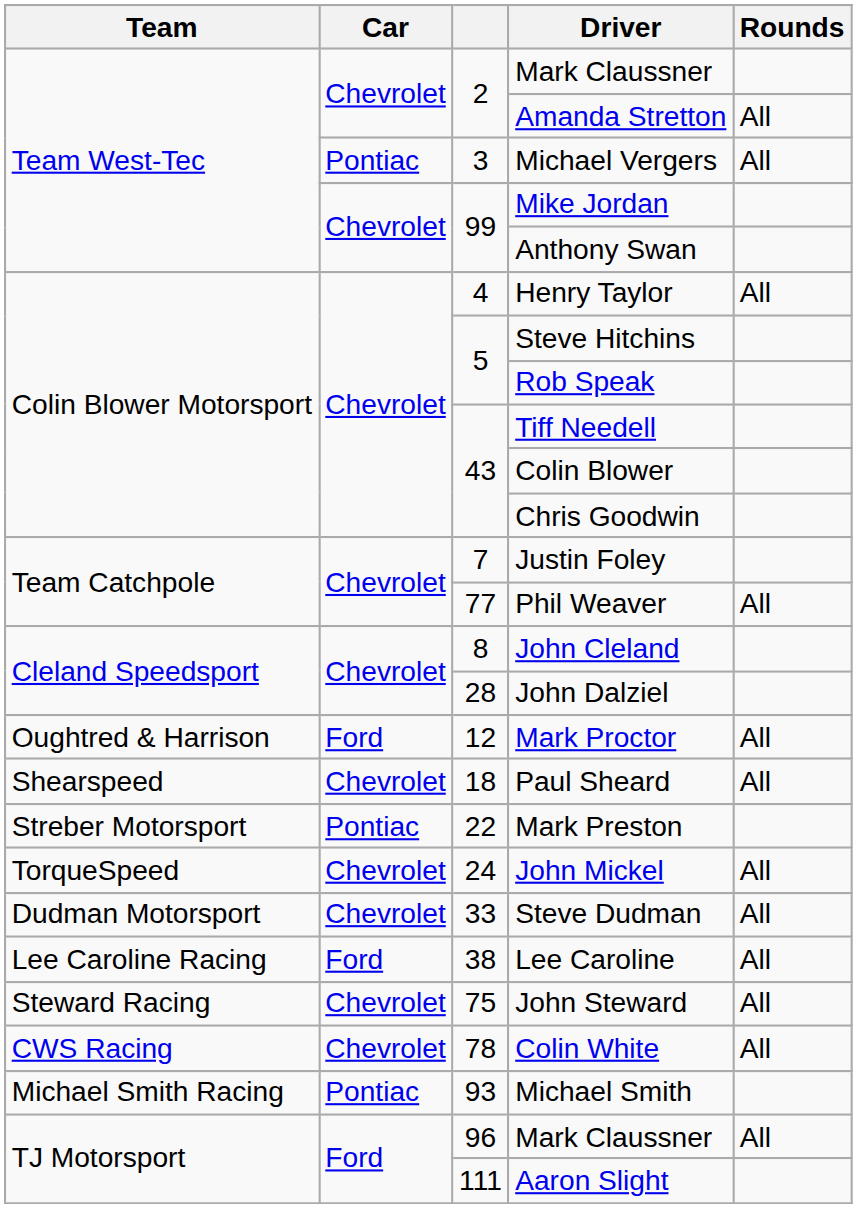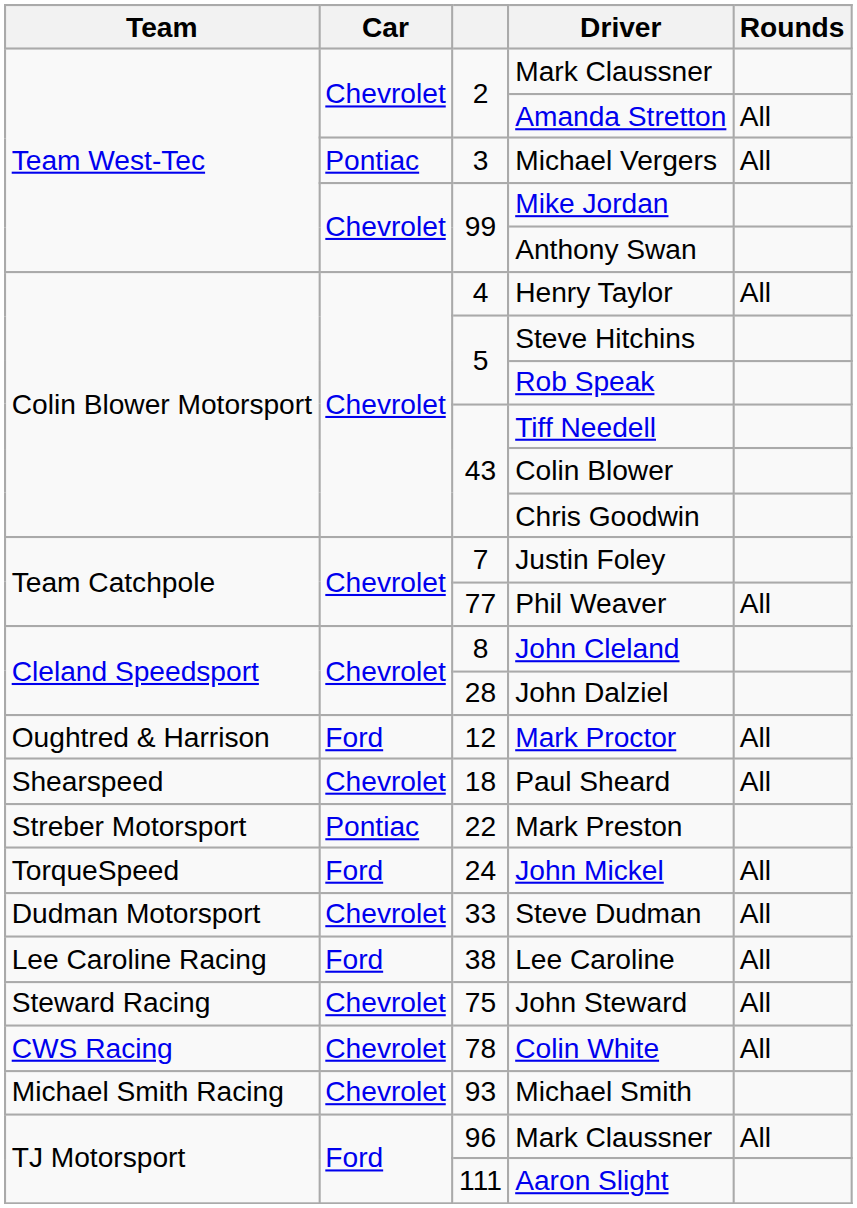(386, 870) Chevrolet -> (354, 870) Ford
(372, 1092) Pontiac -> (386, 1092) Chevrolet
